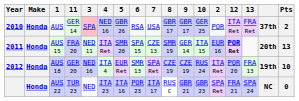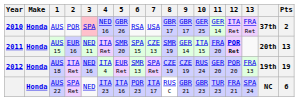columns swapped: (218, 10) <-> (73, 10)
(286, 66) 10 -> (286, 66) 19
(286, 86) 0 -> (286, 86) 6
